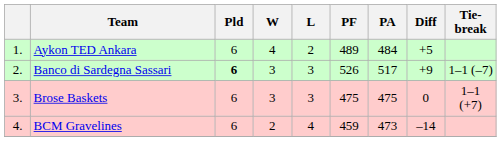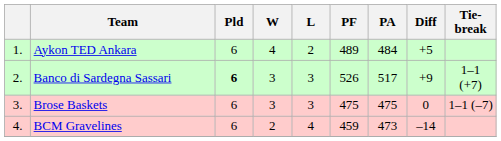(471, 70) 1–1 (–7) -> (471, 77) 1–1 (+7)
(471, 98) 1–1 (+7) -> (471, 105) 1–1 (–7)
